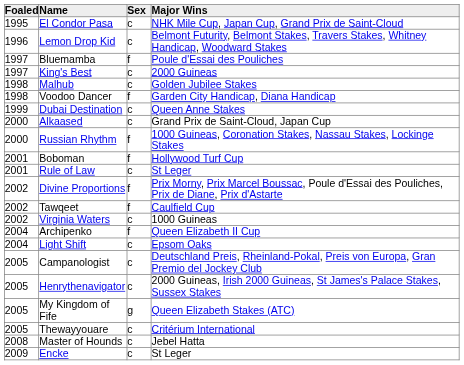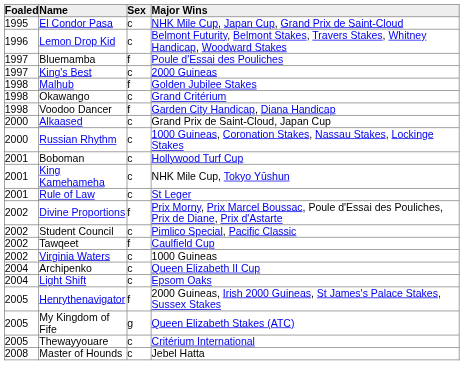(130, 84) c -> (129, 84) f
+ row: (64, 97)
- row: (81, 109)
(129, 140) f -> (130, 140) c
(129, 158) f -> (130, 158) c
+ row: (72, 176)
+ row: (76, 231)
(129, 232) f -> (130, 268) c
- row: (74, 262)
(130, 287) c -> (129, 299) f
- row: (54, 354)
